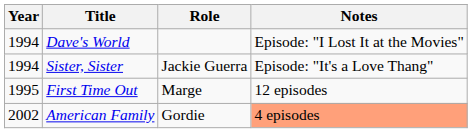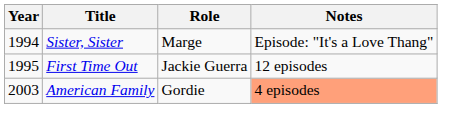- row: (88, 41)
(204, 66) Jackie Guerra -> (182, 41) Marge
(182, 90) Marge -> (204, 66) Jackie Guerra
(24, 115) 2002 -> (24, 90) 2003
